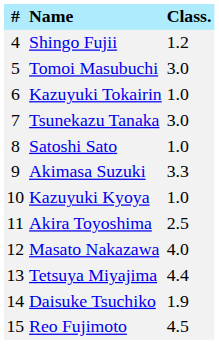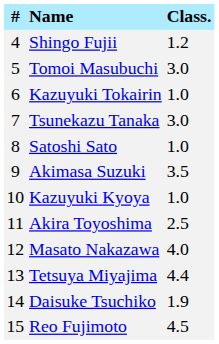(178, 171) 3.3 -> (178, 171) 3.5
